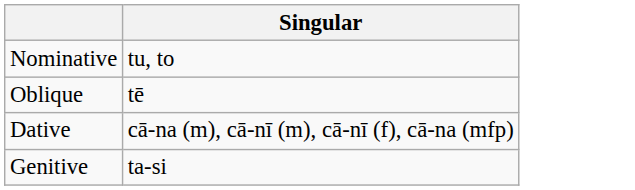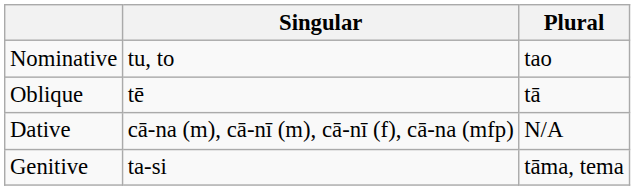+ column: (574, 22)
